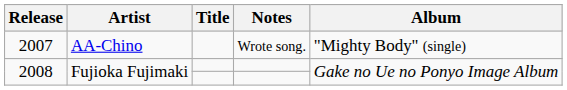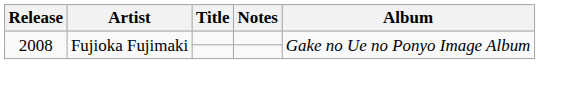- row: (36, 44)
